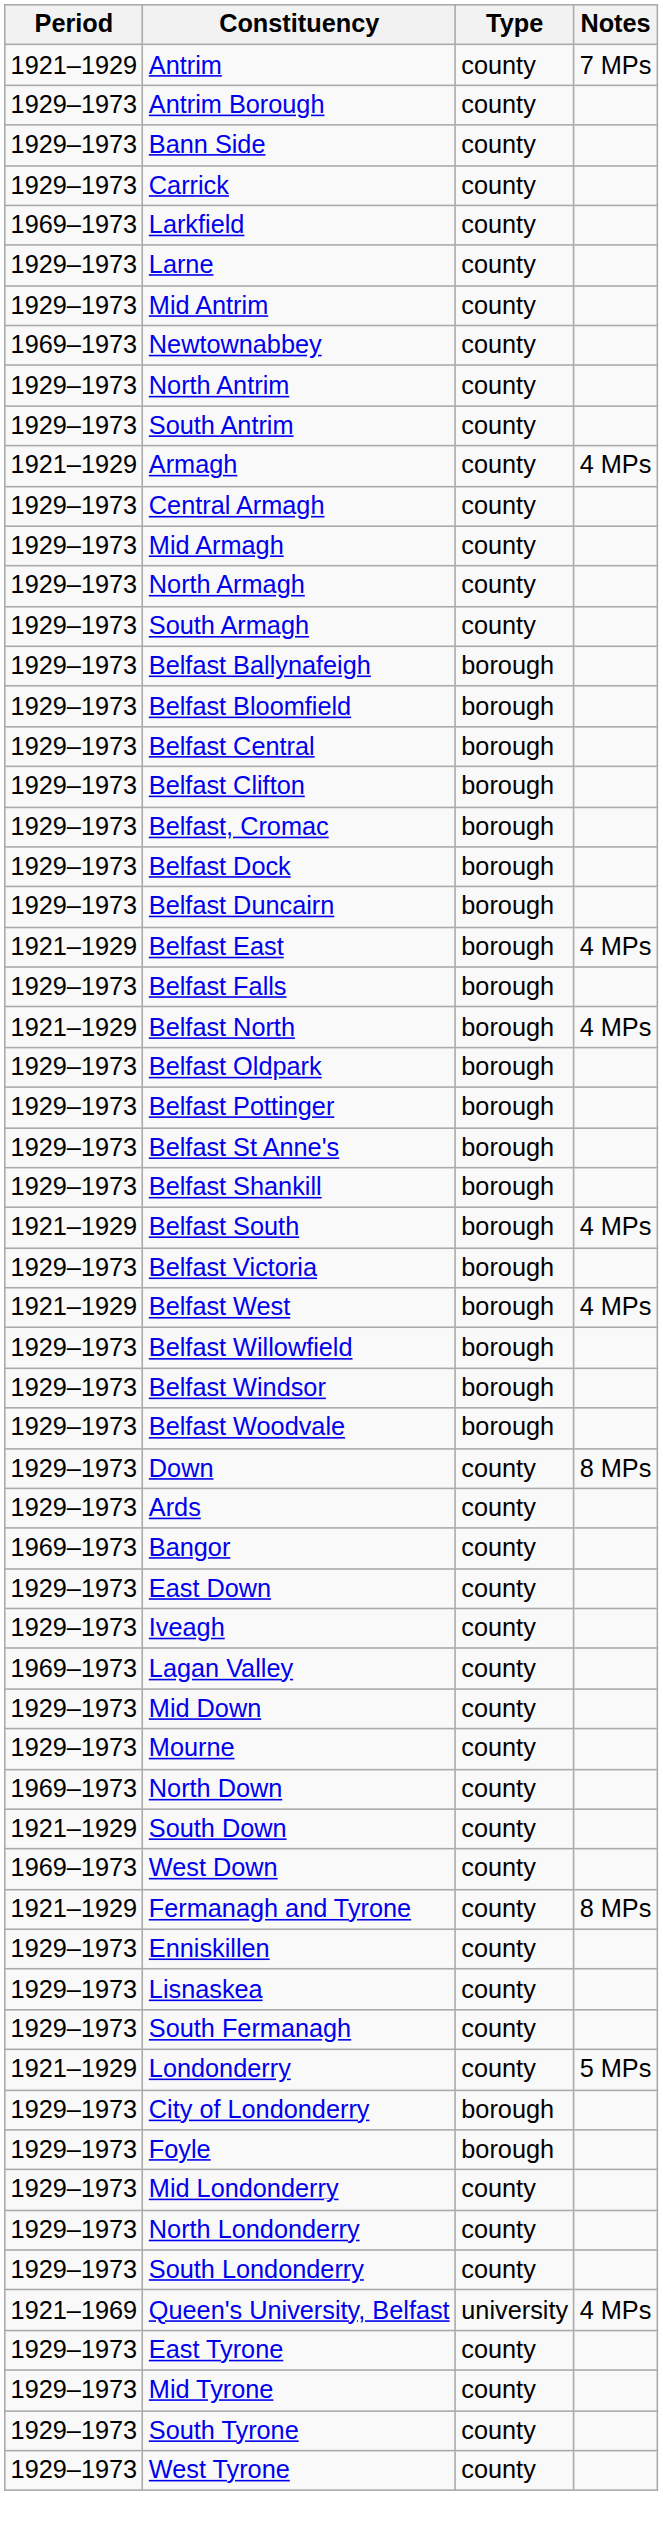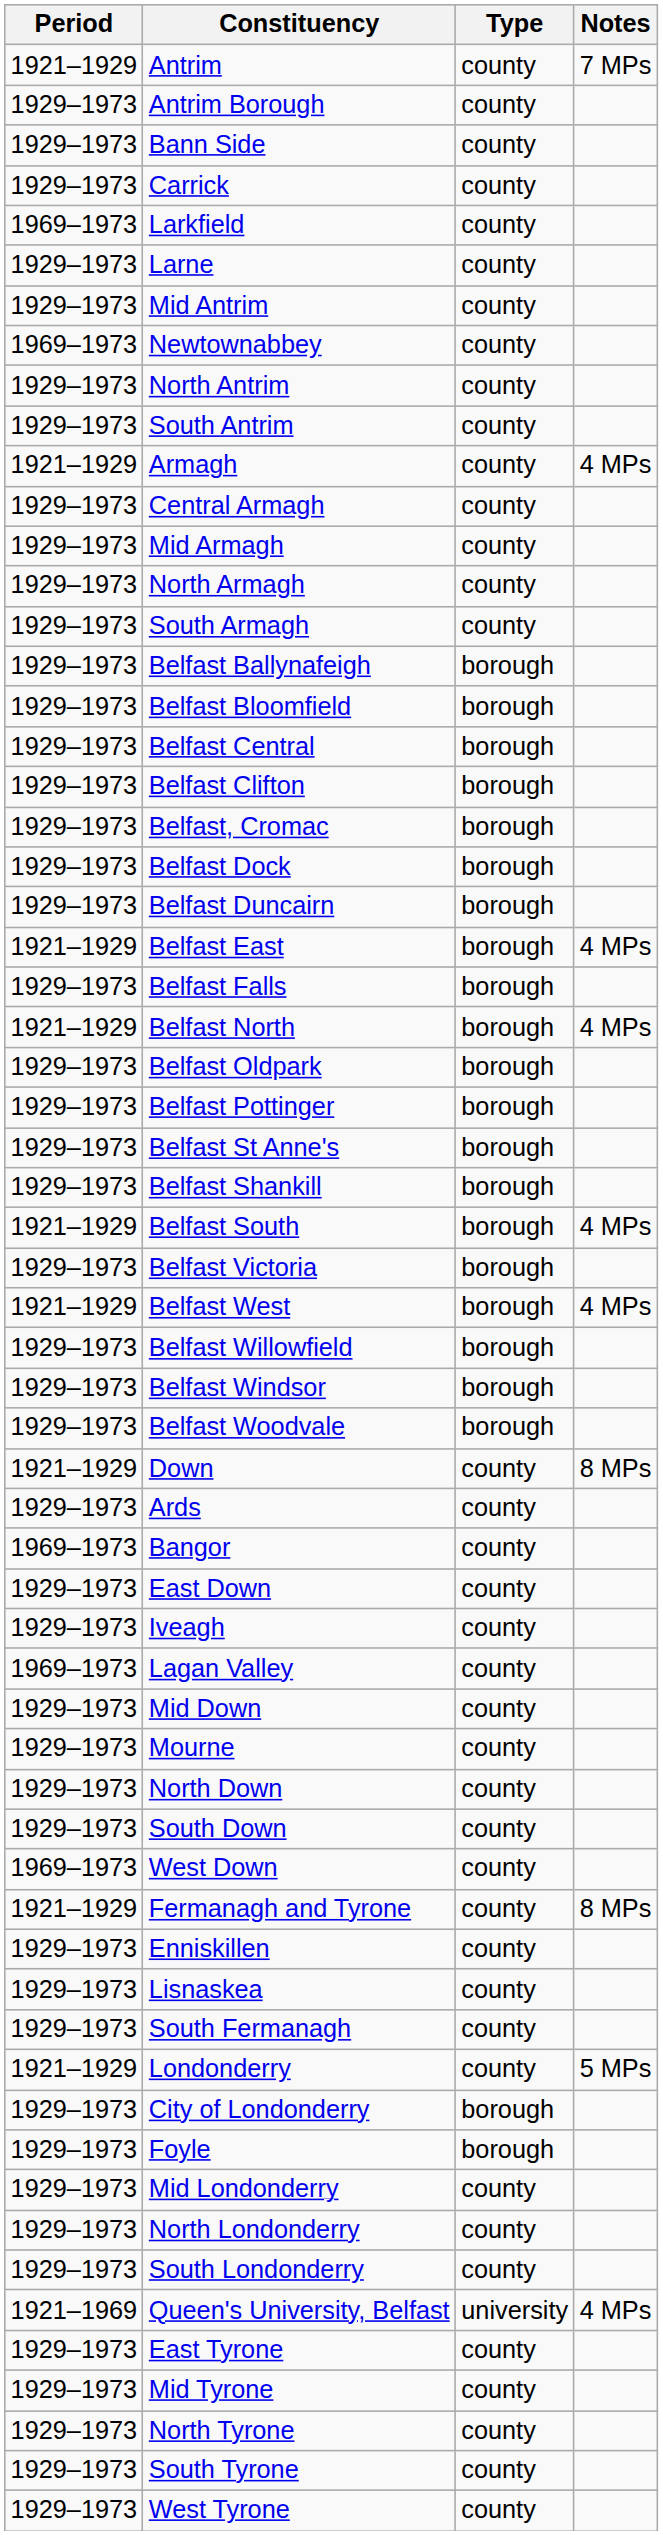(74, 1467) 1929–1973 -> (74, 1467) 1921–1929
(74, 1788) 1969–1973 -> (74, 1788) 1929–1973
(74, 1828) 1921–1929 -> (74, 1828) 1929–1973
+ row: (222, 2430)
